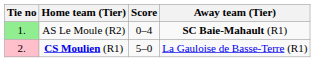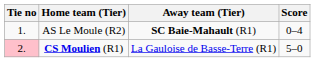columns swapped: (144, 13) <-> (235, 13)
(22, 30) lightgreen background -> (22, 30) no background
